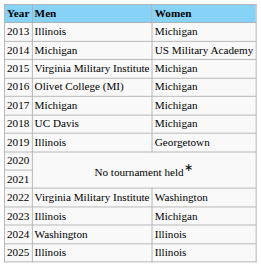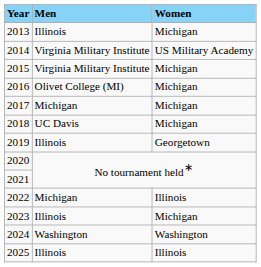(56, 50) Michigan -> (92, 50) Virginia Military Institute
(92, 197) Virginia Military Institute -> (56, 197) Michigan
(181, 197) Washington -> (171, 197) Illinois
(171, 234) Illinois -> (181, 234) Washington
